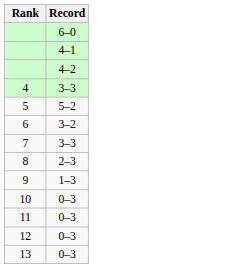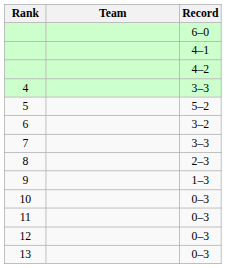+ column: (113, 13)
